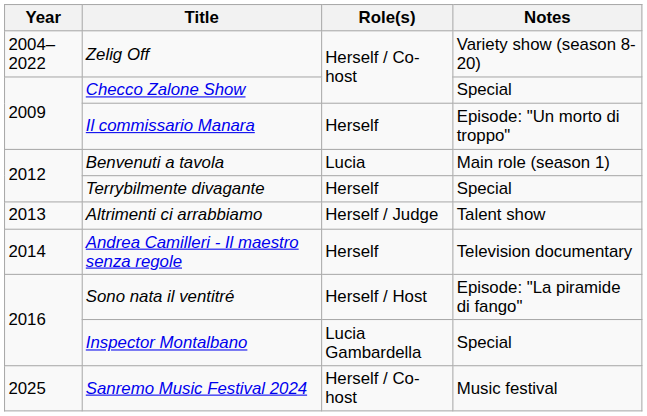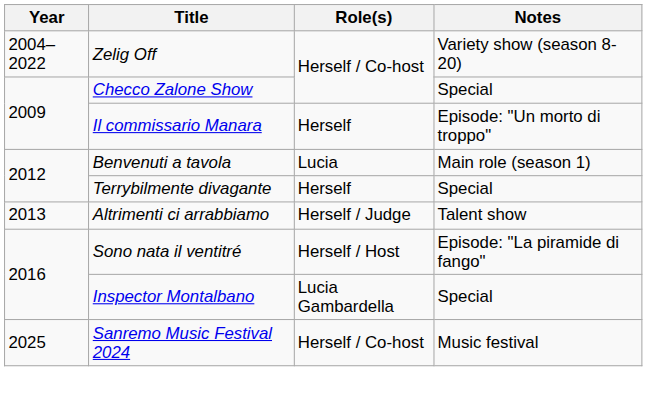- row: (192, 251)
